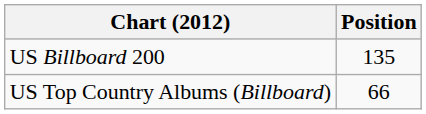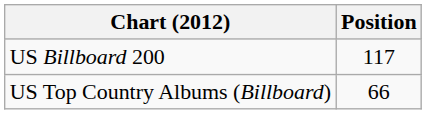(379, 56) 135 -> (379, 56) 117
